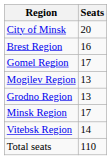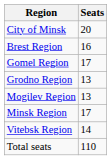rows swapped: (39, 96) <-> (41, 79)
